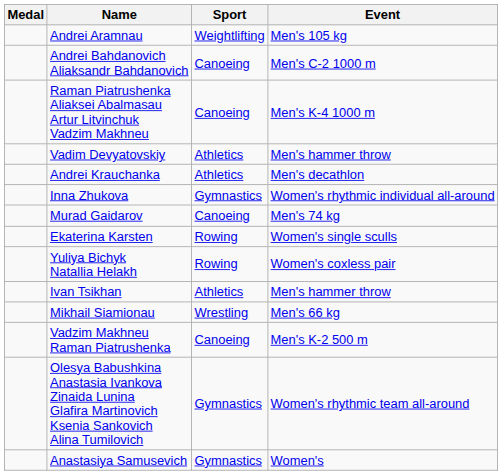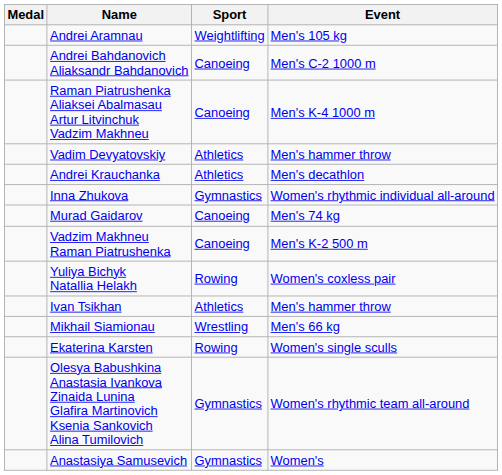rows swapped: (101, 236) <-> (110, 340)
